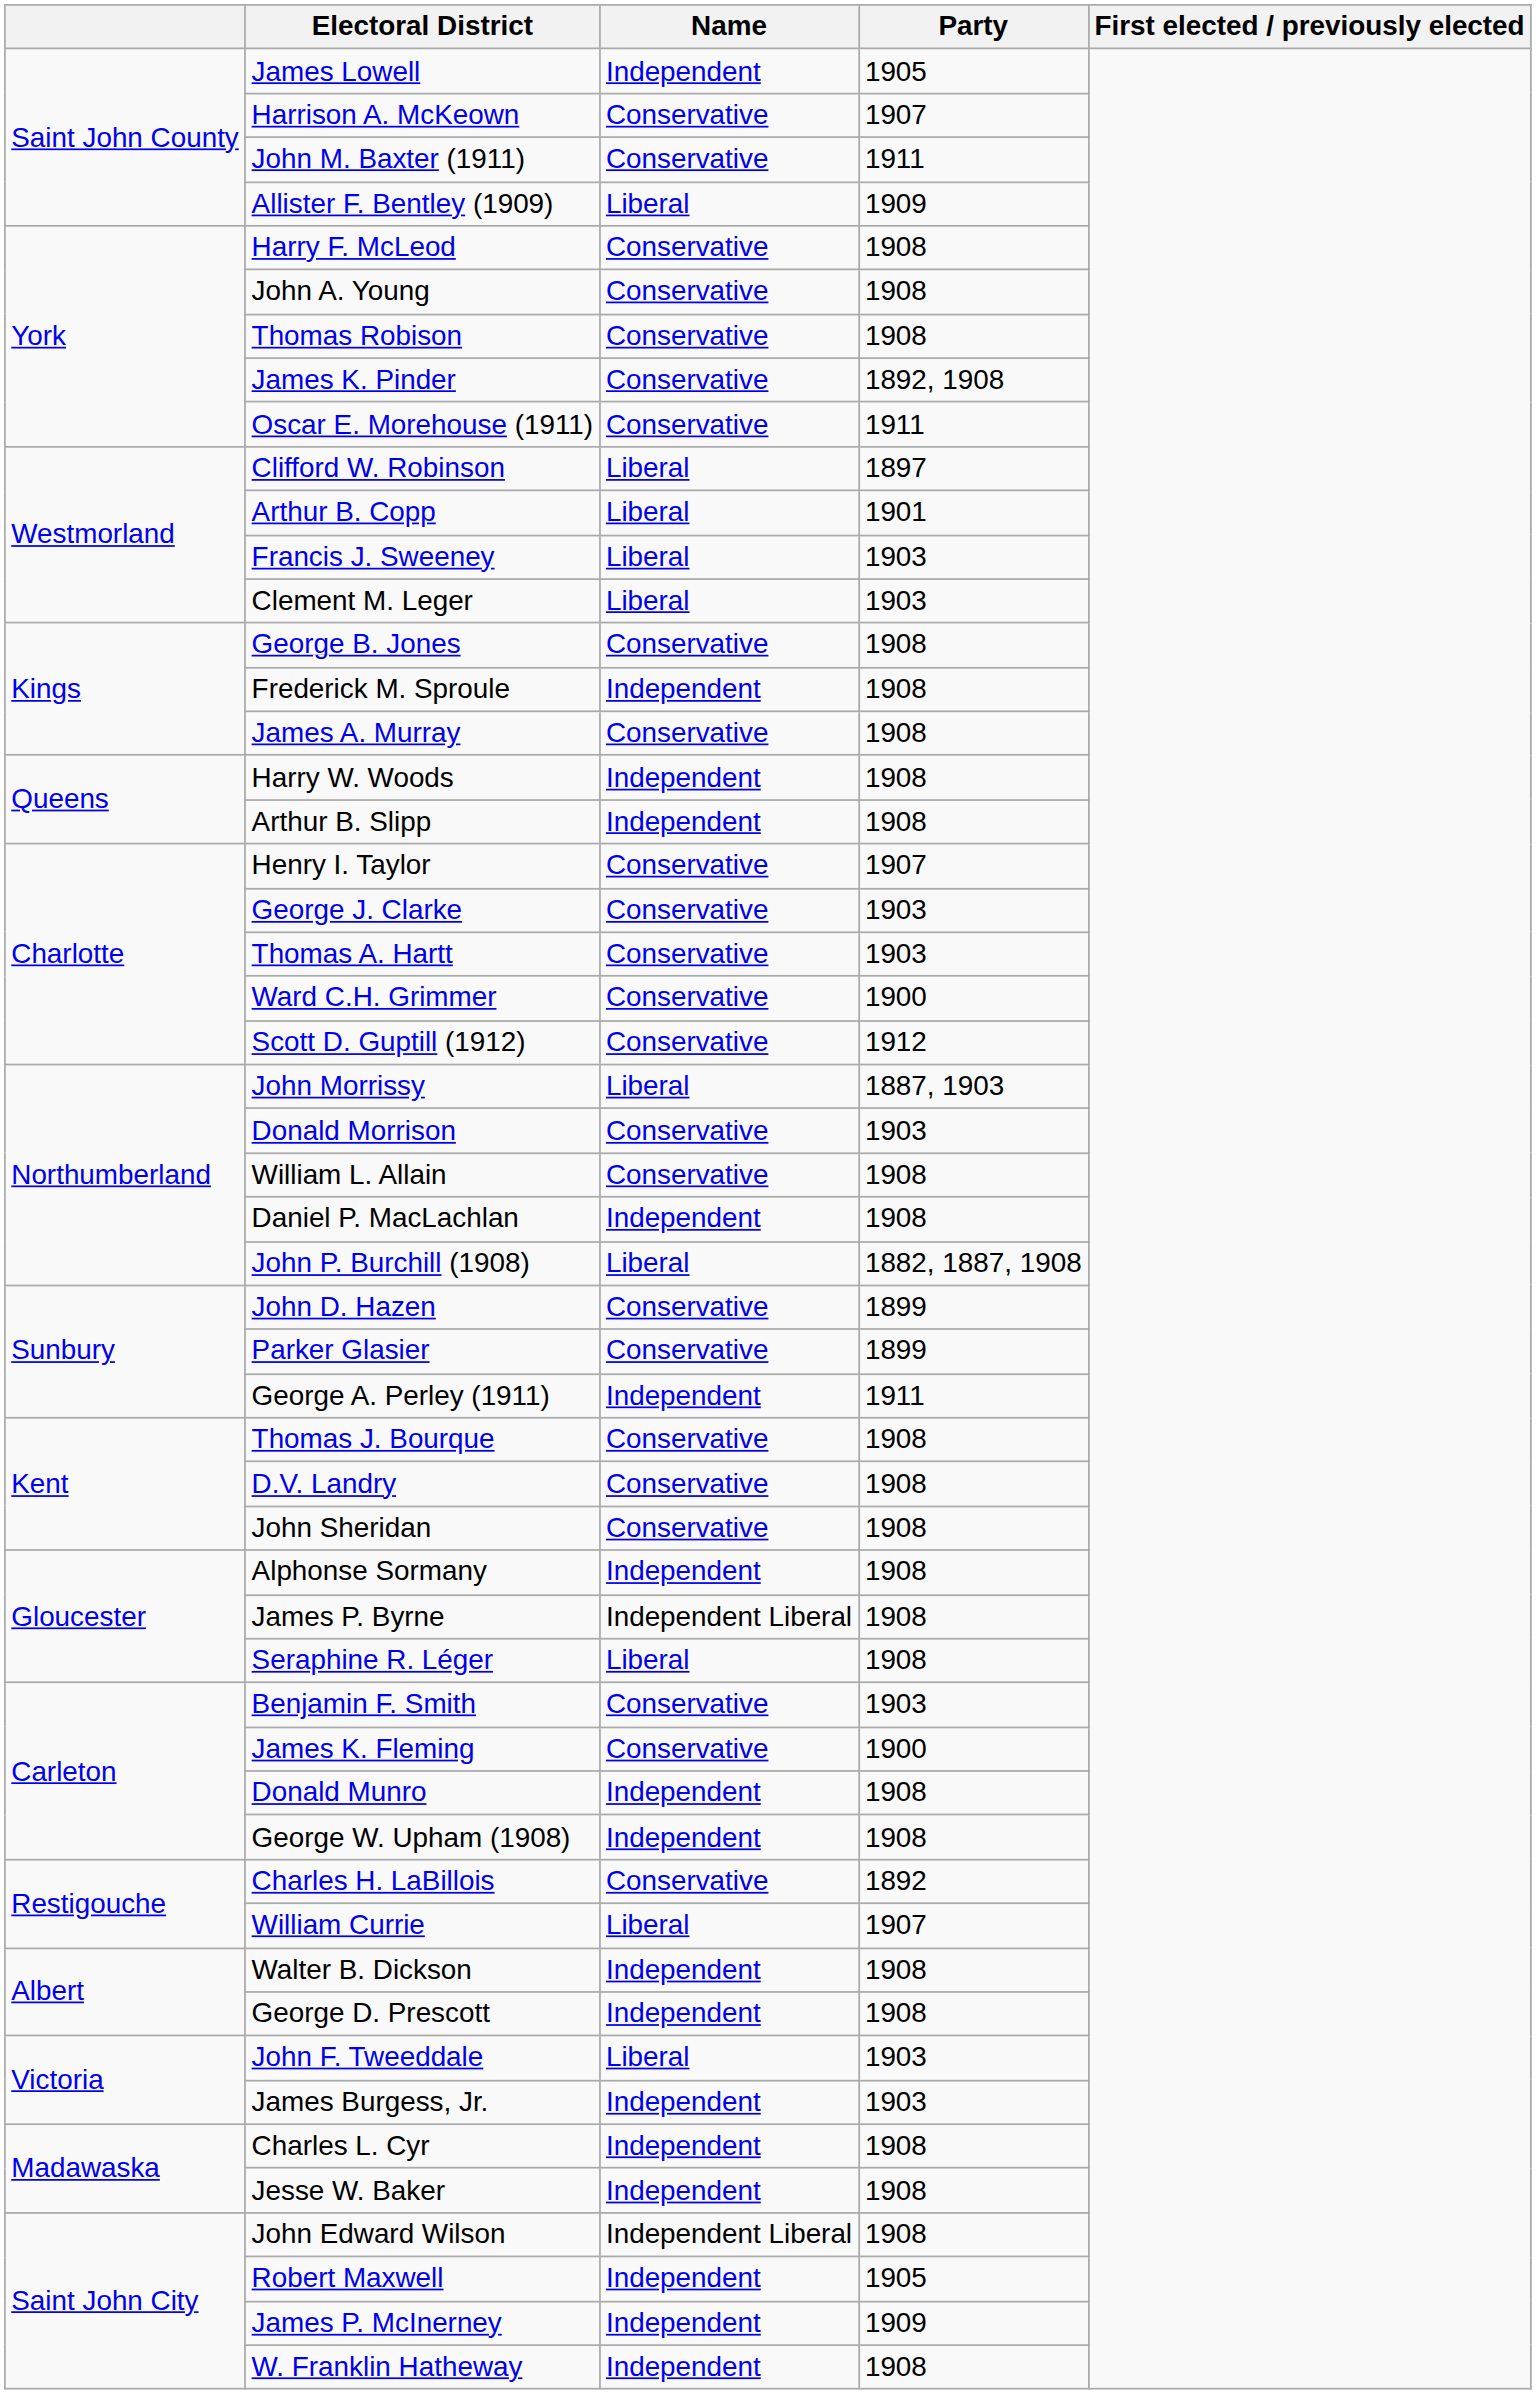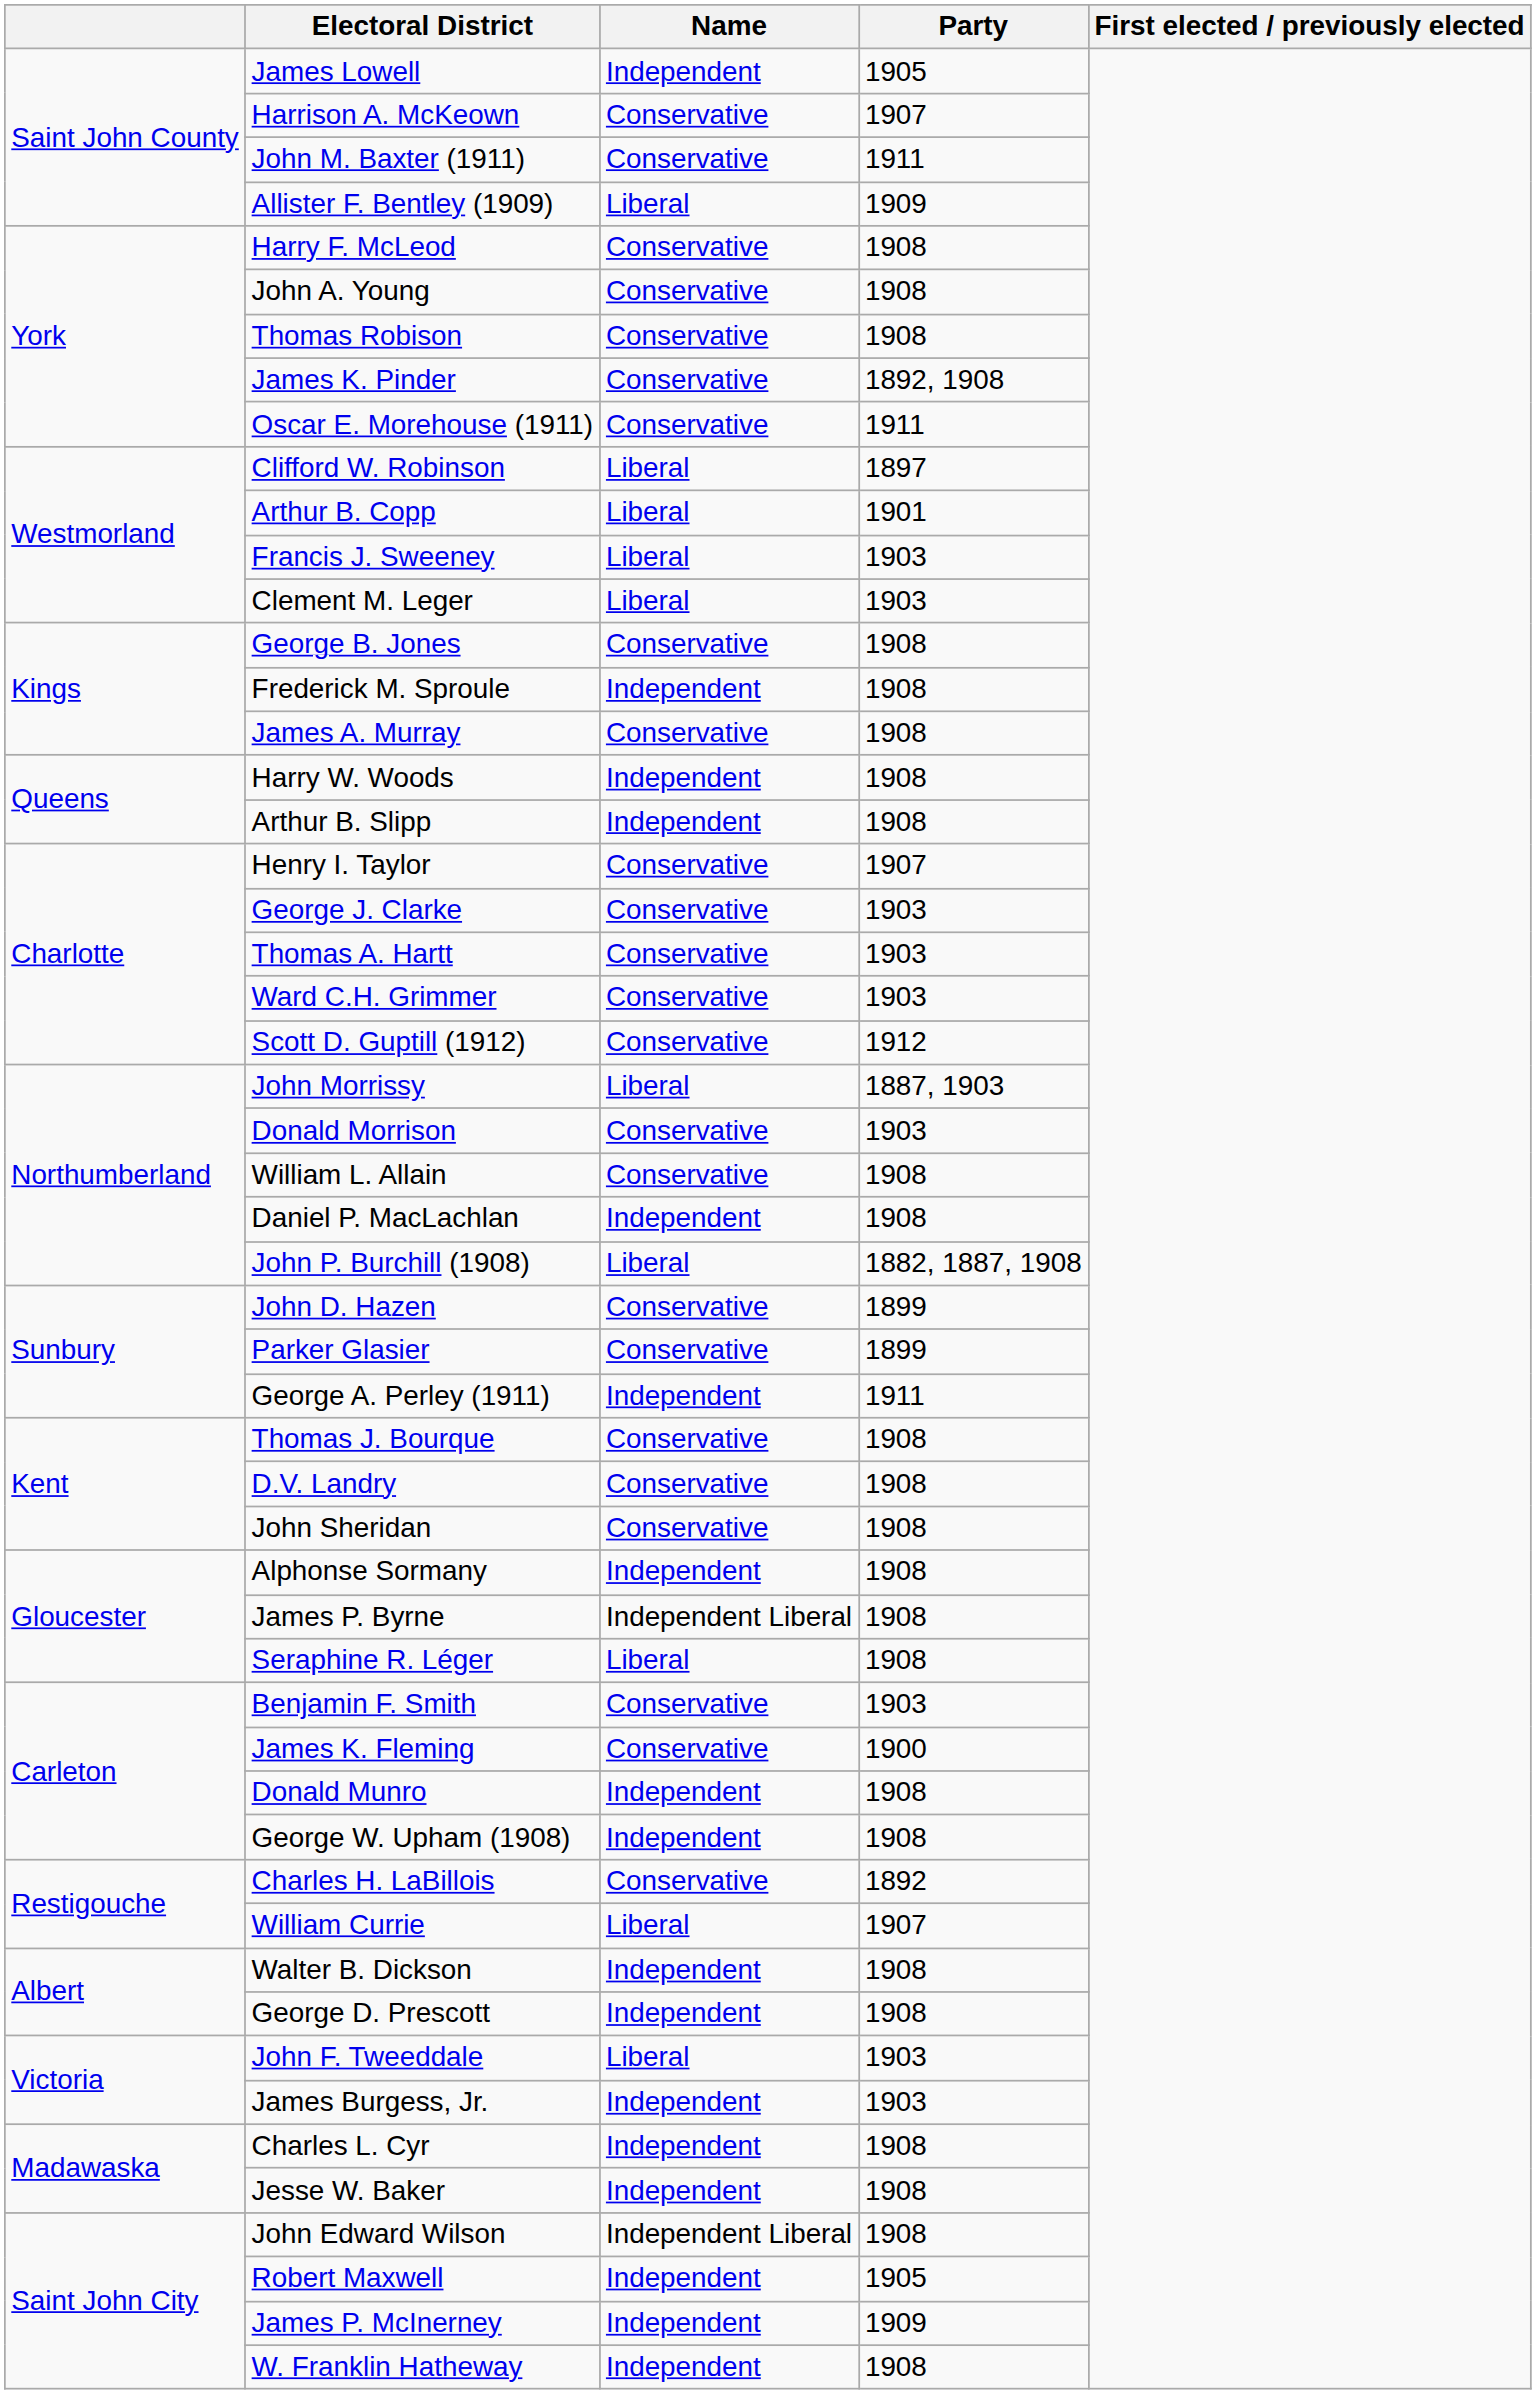(896, 997) 1900 -> (896, 997) 1903
